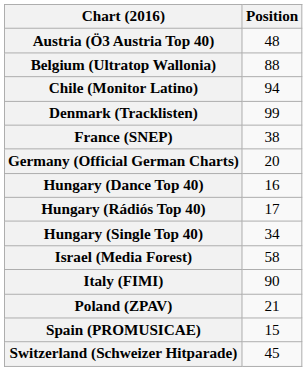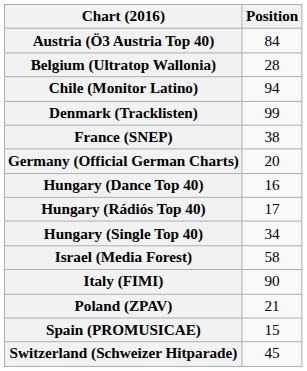(272, 40) 48 -> (272, 40) 84
(272, 64) 88 -> (272, 64) 28
